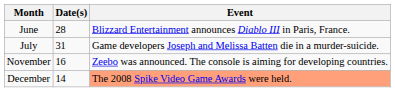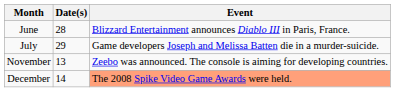(61, 45) 31 -> (61, 45) 29
(61, 62) 16 -> (61, 62) 13
